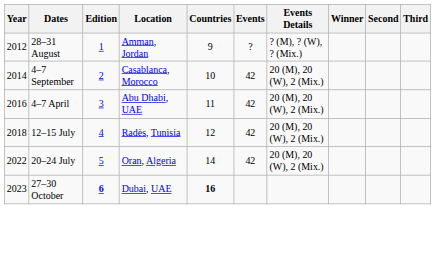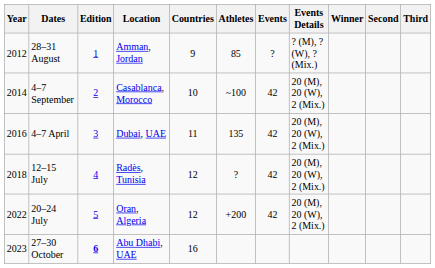+ column: (236, 18)
(145, 104) Abu Dhabi, UAE -> (141, 134) Dubai, UAE
(210, 161) 14 -> (193, 214) 12
(147, 189) Dubai, UAE -> (139, 249) Abu Dhabi, UAE
(210, 189) bold -> (193, 249) normal
